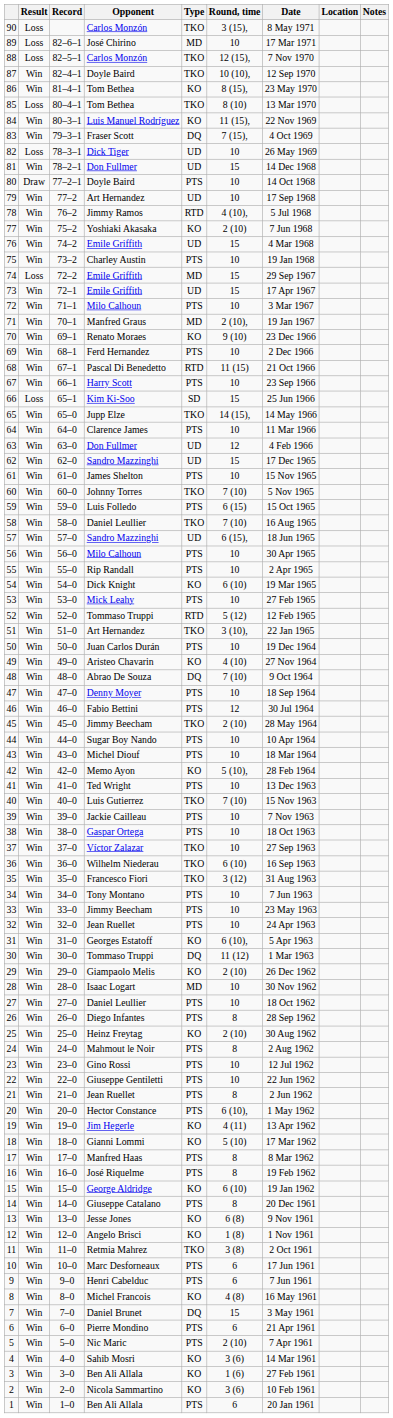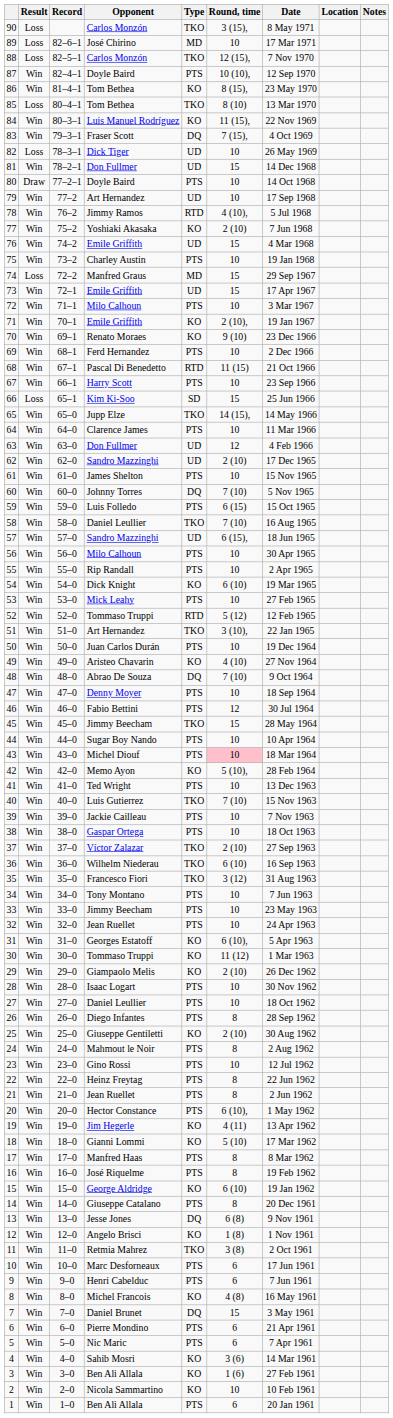(194, 74) TKO -> (194, 74) PTS
(114, 275) Emile Griffith -> (116, 275) Manfred Graus
(116, 321) Manfred Graus -> (114, 321) Emile Griffith
(194, 321) MD -> (194, 321) KO
(235, 461) 15 -> (235, 461) 2 (10)
(194, 492) TKO -> (194, 492) DQ
(235, 724) 2 (10) -> (235, 724) 15
(235, 755) no background -> (235, 755) pink background
(235, 848) 10 -> (235, 848) 2 (10)
(194, 956) DQ -> (194, 956) KO
(194, 987) MD -> (194, 987) PTS
(115, 1033) Heinz Freytag -> (125, 1033) Giuseppe Gentiletti
(125, 1080) Giuseppe Gentiletti -> (115, 1080) Heinz Freytag
(235, 1080) 10 -> (235, 1080) 8
(194, 1219) KO -> (194, 1219) DQ
(235, 1343) 2 (10) -> (235, 1343) 6
(235, 1389) 3 (6) -> (235, 1389) 10
